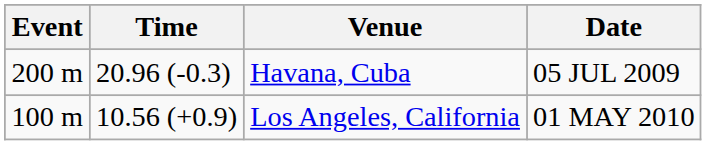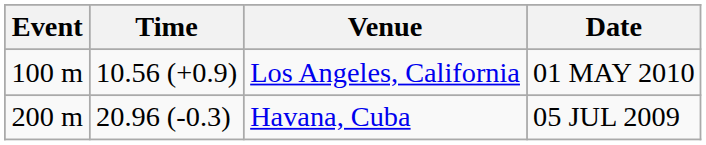rows swapped: (385, 116) <-> (330, 71)
